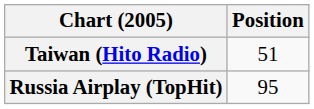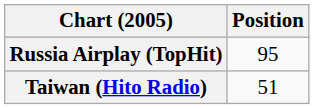rows swapped: (116, 86) <-> (116, 53)
